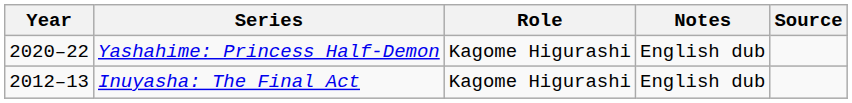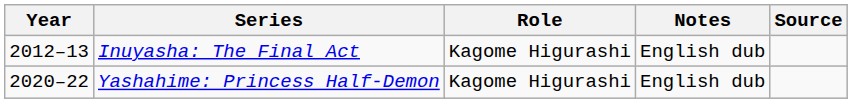rows swapped: (229, 82) <-> (269, 51)
